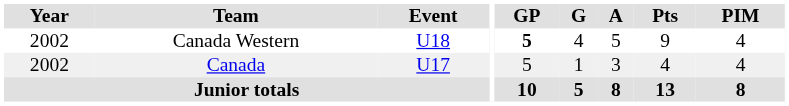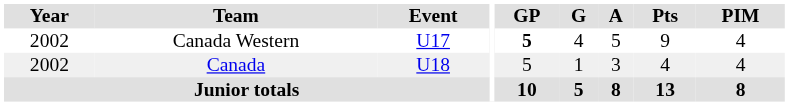(433, 40) U18 -> (433, 40) U17
(433, 64) U17 -> (433, 64) U18
